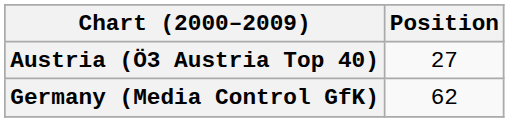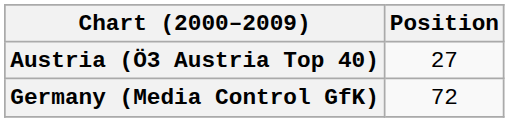(444, 98) 62 -> (444, 98) 72
